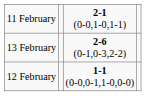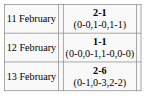rows swapped: (31, 76) <-> (31, 47)
